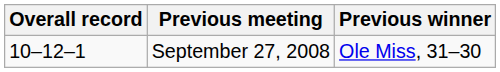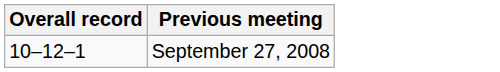- column: (415, 20)
